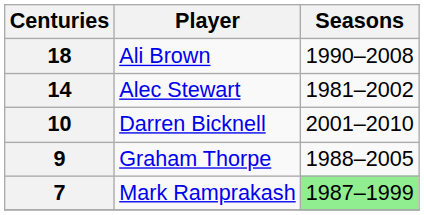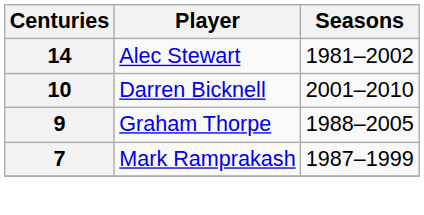- row: (59, 55)
(360, 192) lightgreen background -> (360, 158) no background
